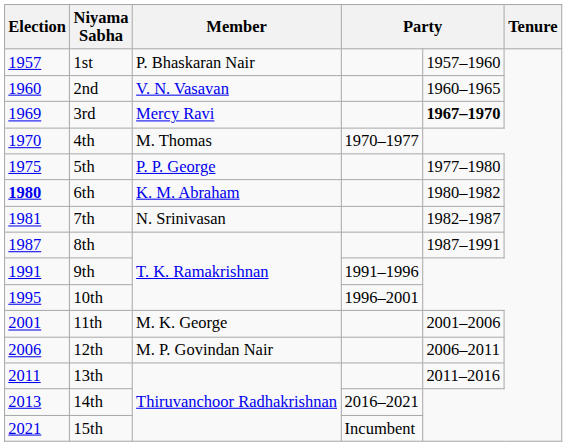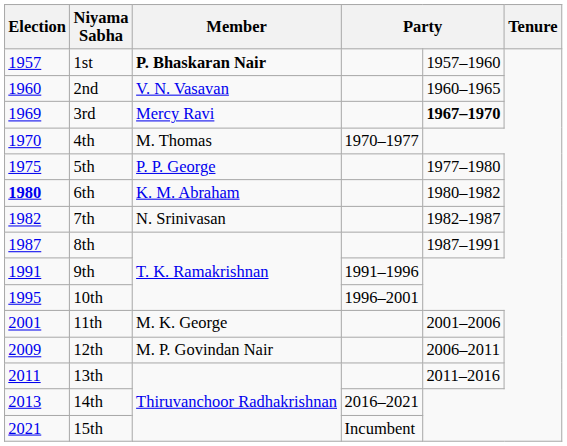(195, 62) normal -> (201, 62) bold
(25, 219) 1981 -> (25, 219) 1982
(25, 349) 2006 -> (25, 349) 2009
